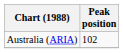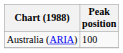(90, 39) 102 -> (90, 39) 100
